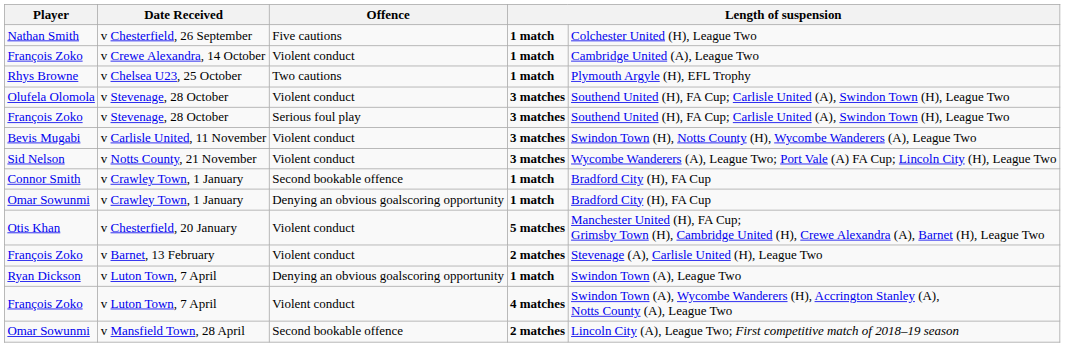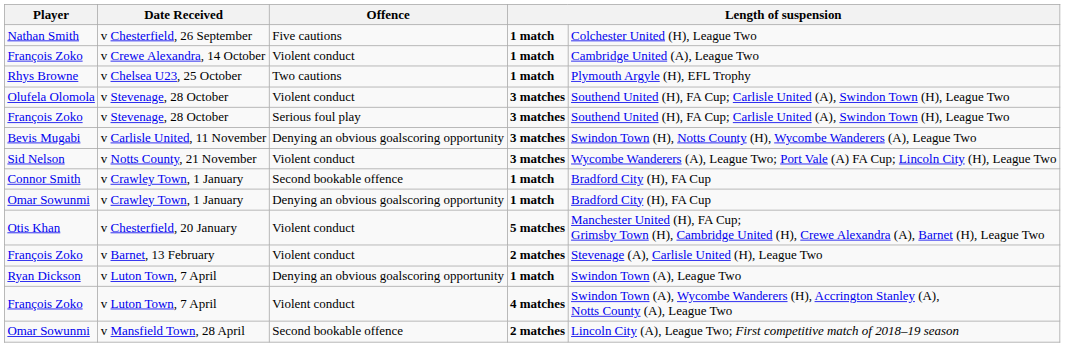(313, 138) Violent conduct -> (388, 138) Denying an obvious goalscoring opportunity
